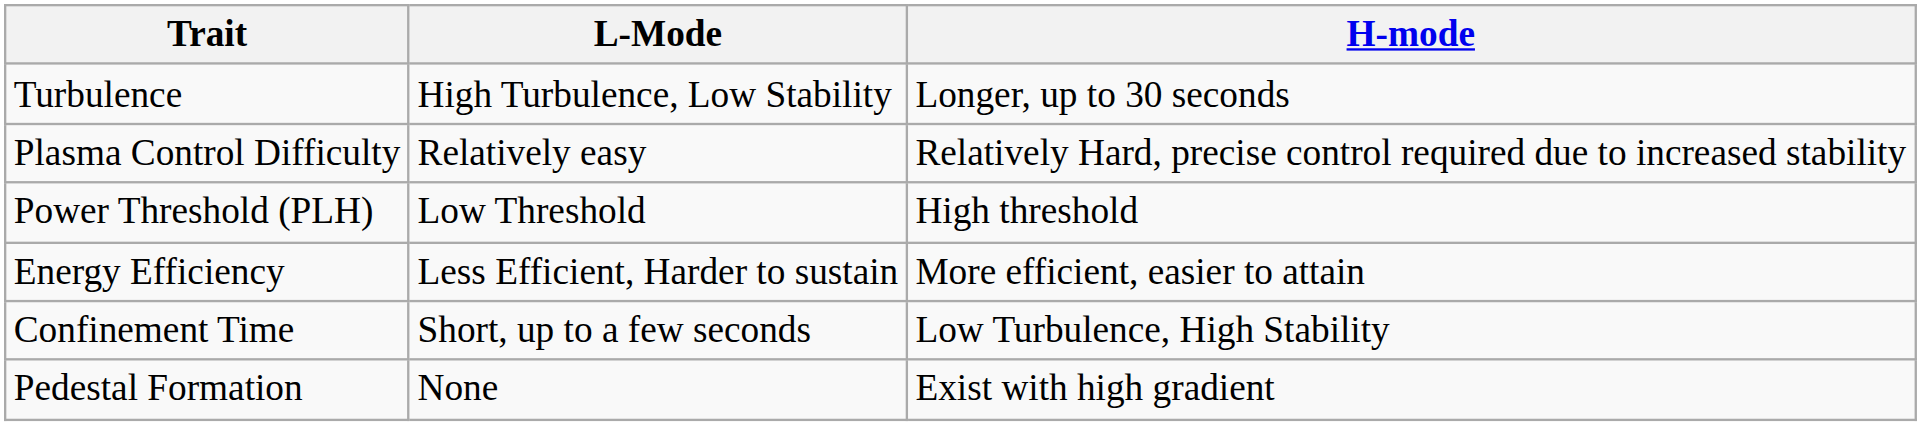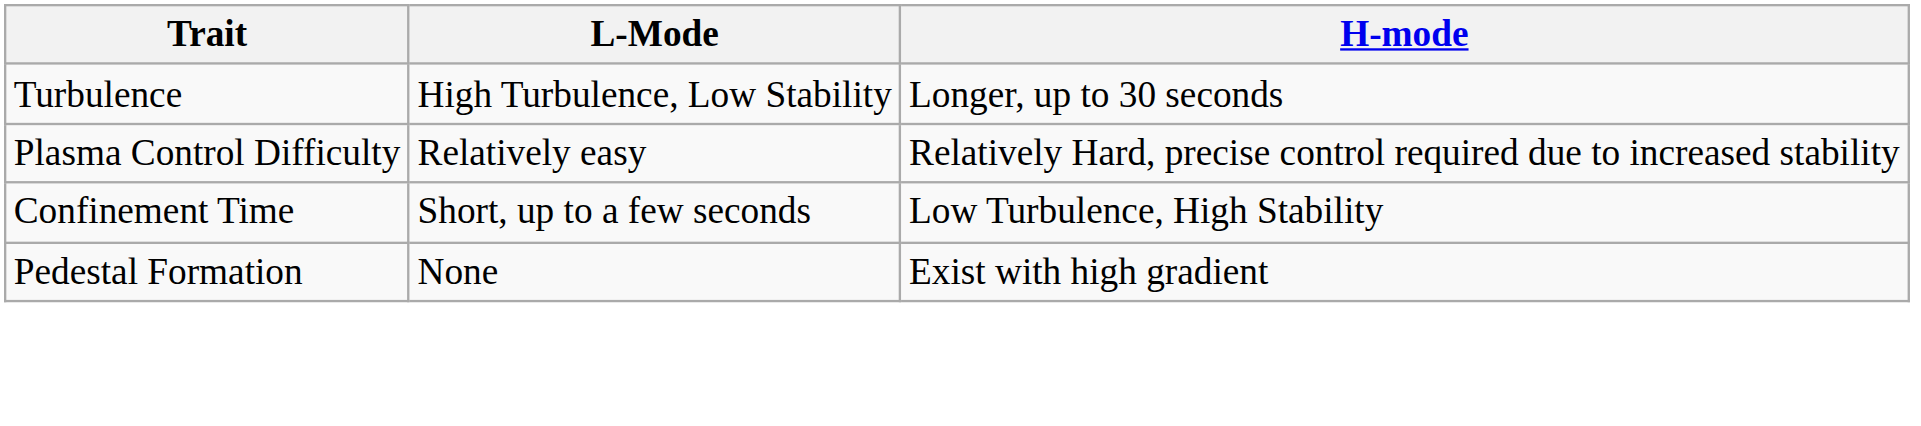- row: (194, 211)
- row: (149, 270)
